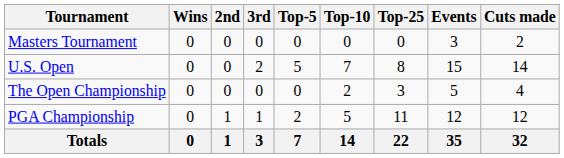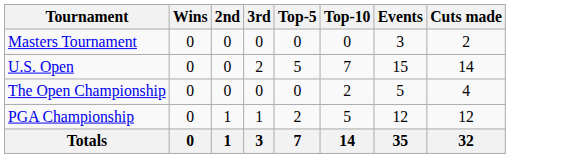- column: (401, 16)
